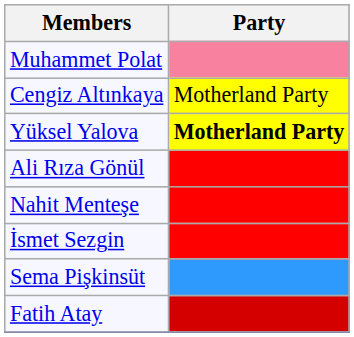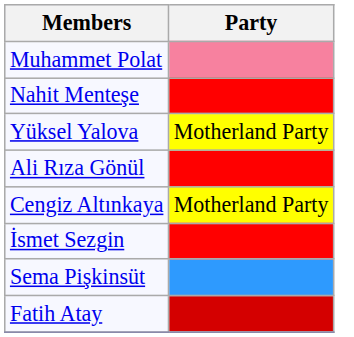rows swapped: (87, 95) <-> (74, 204)
(259, 132) bold -> (251, 132) normal
